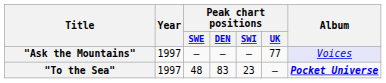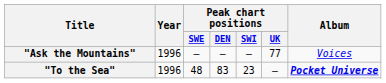(169, 54) 1997 -> (169, 54) 1996
(334, 54) lavender background -> (334, 54) no background
(169, 70) 1997 -> (169, 70) 1996
